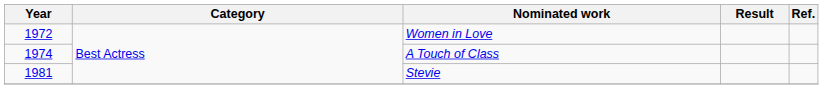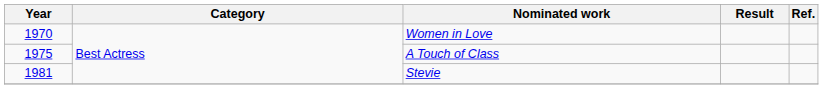(38, 34) 1972 -> (38, 34) 1970
(38, 53) 1974 -> (38, 53) 1975
